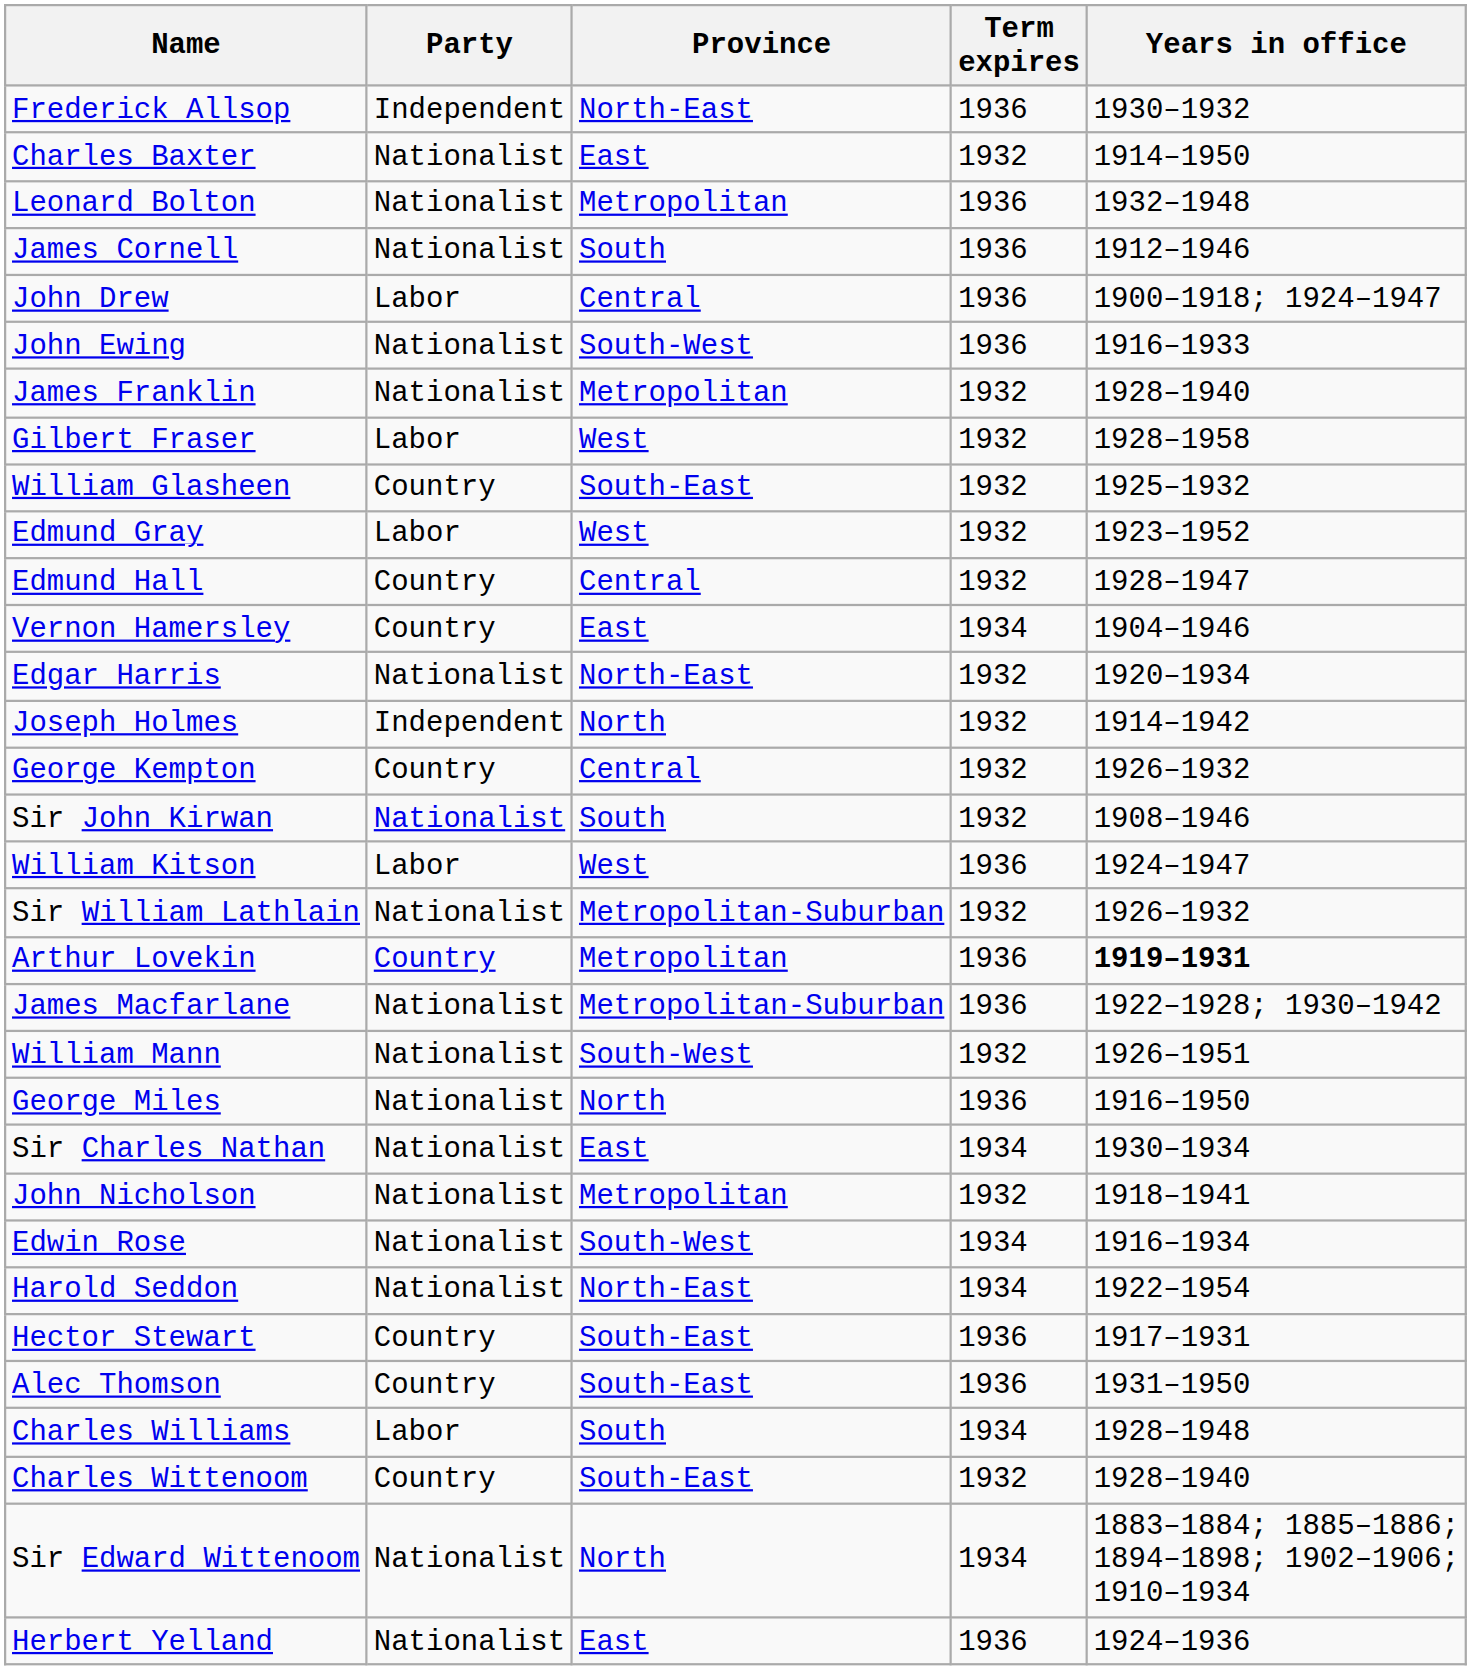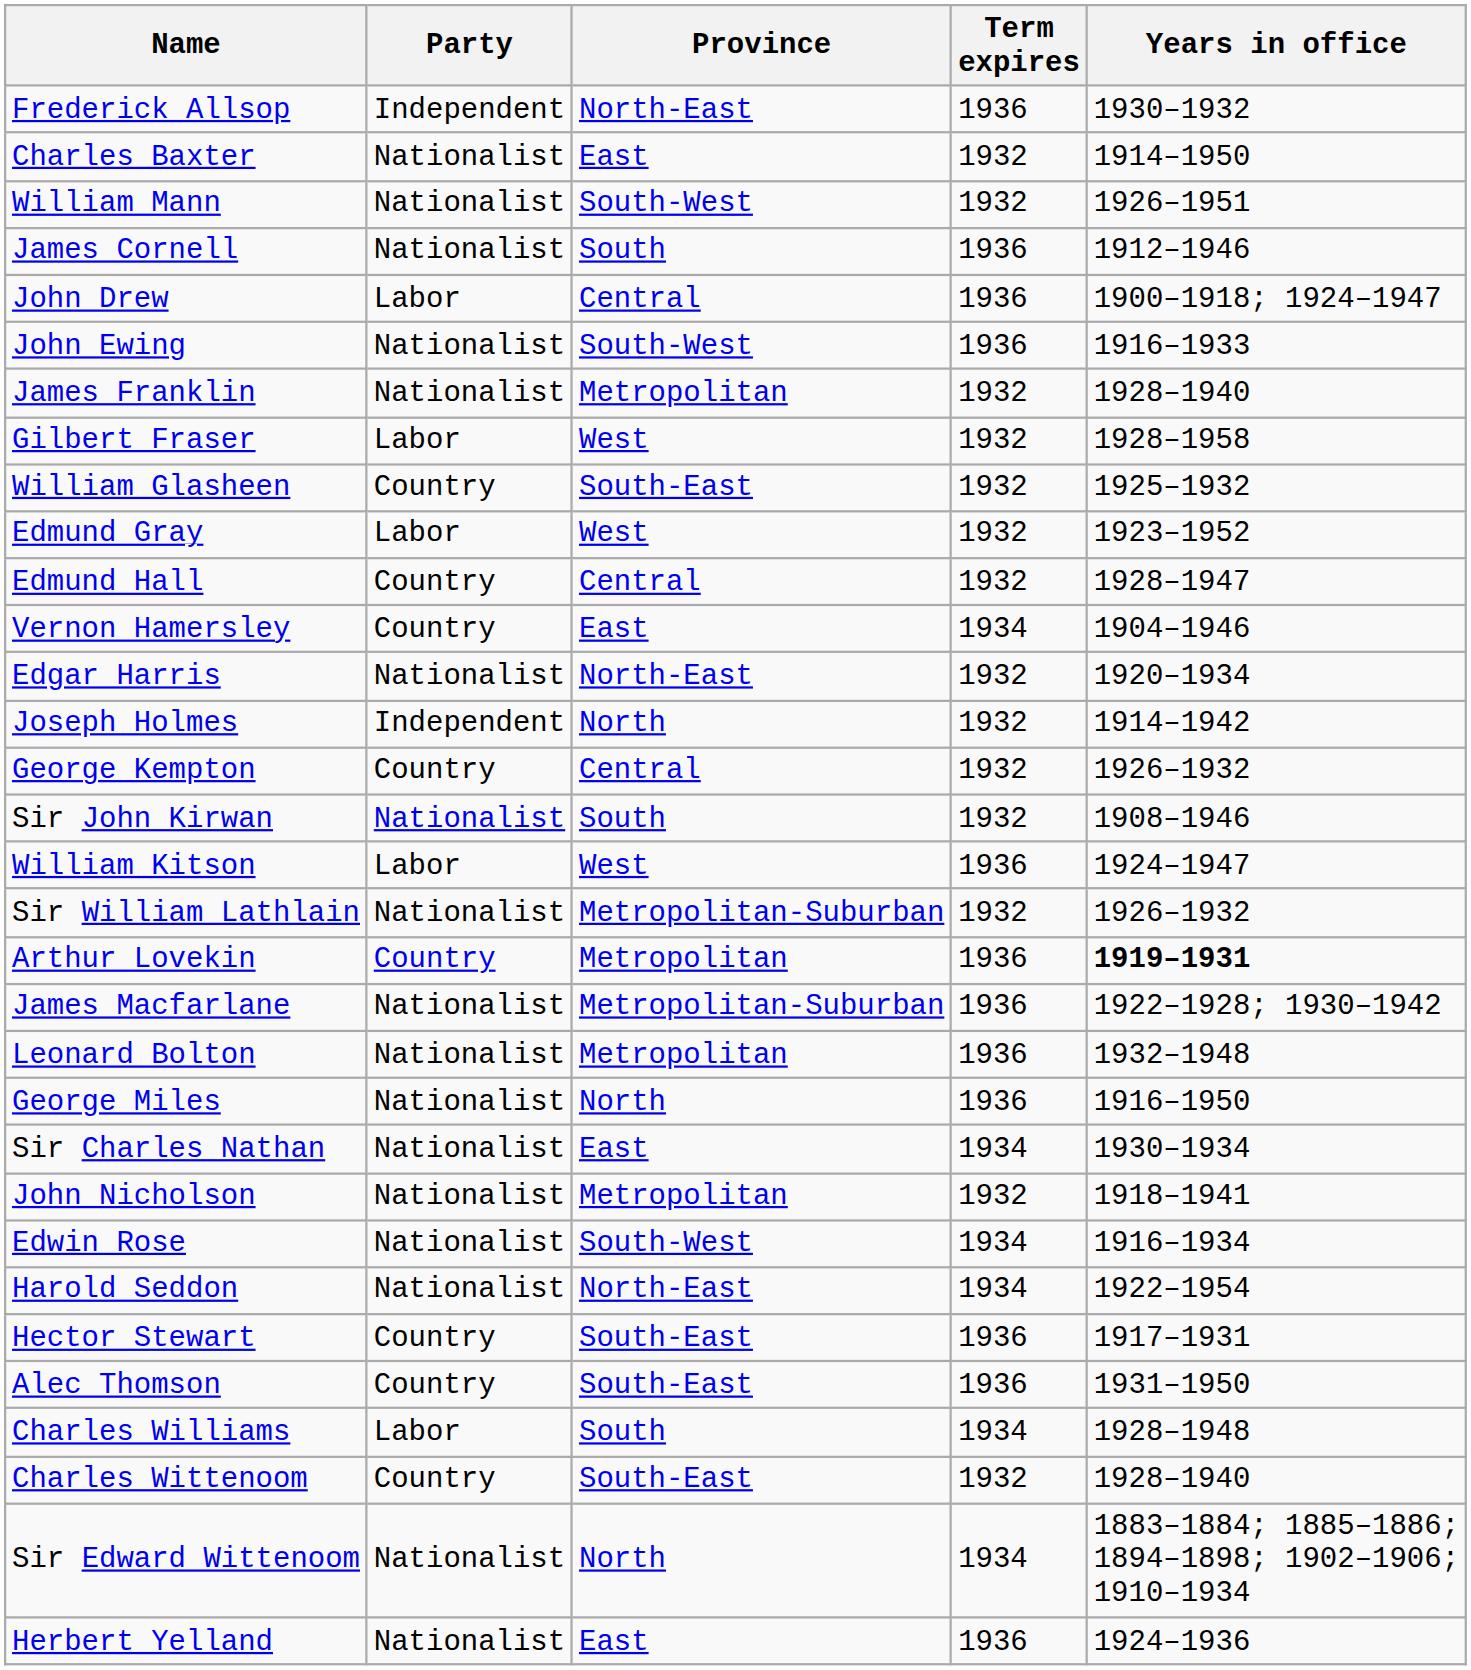rows swapped: (134, 204) <-> (116, 1054)
